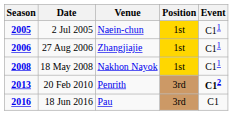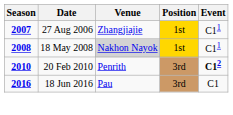- row: (72, 30)
(21, 48) 2006 -> (21, 30) 2007
(128, 66) no background -> (128, 48) lightgrey background
(21, 84) 2013 -> (21, 66) 2010
